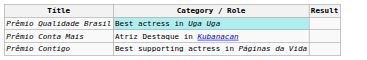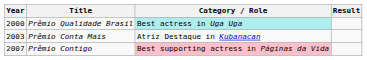+ column: (15, 10)
(211, 49) no background -> (233, 49) pink background
